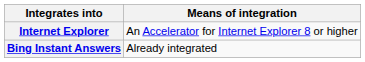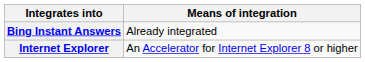rows swapped: (64, 48) <-> (64, 31)
